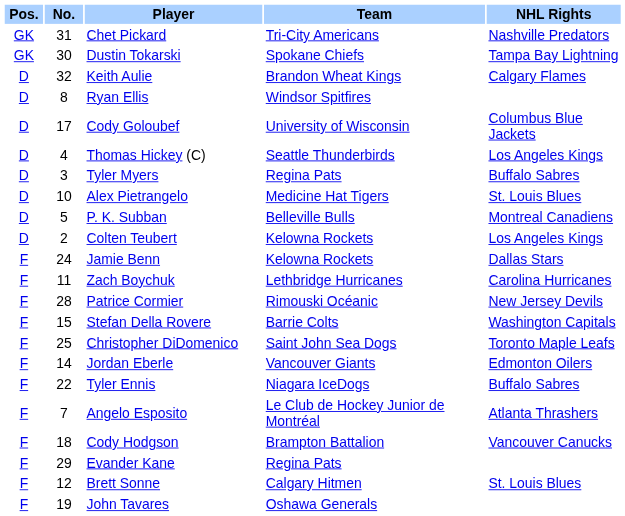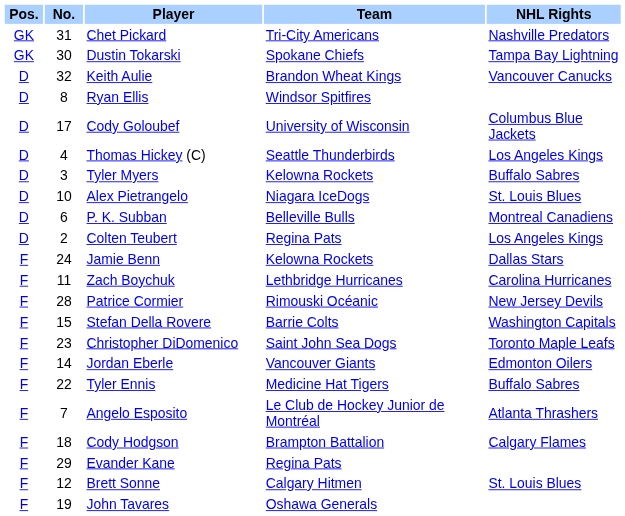(537, 77) Calgary Flames -> (550, 77) Vancouver Canucks
(304, 176) Regina Pats -> (320, 176) Kelowna Rockets
(327, 197) Medicine Hat Tigers -> (318, 197) Niagara IceDogs
(64, 217) 5 -> (64, 217) 6
(320, 238) Kelowna Rockets -> (304, 238) Regina Pats
(64, 343) 25 -> (64, 343) 23
(318, 384) Niagara IceDogs -> (327, 384) Medicine Hat Tigers
(550, 442) Vancouver Canucks -> (537, 442) Calgary Flames
